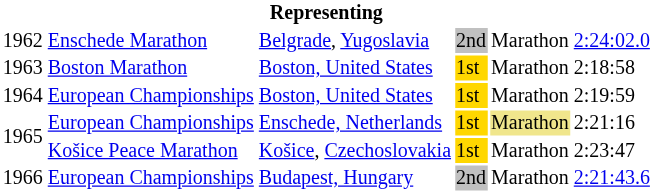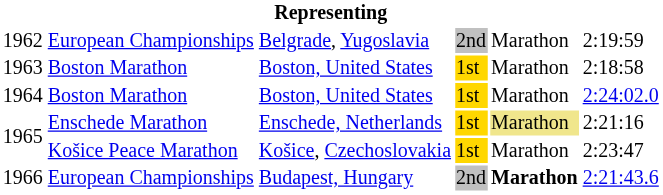(127, 40) Enschede Marathon -> (151, 40) European Championships
(612, 40) 2:24:02.0 -> (613, 40) 2:19:59
(151, 95) European Championships -> (117, 95) Boston Marathon
(604, 95) 2:19:59 -> (621, 95) 2:24:02.0
(151, 122) European Championships -> (127, 122) Enschede Marathon
(530, 177) normal -> (534, 177) bold
